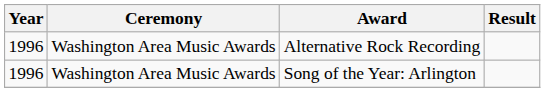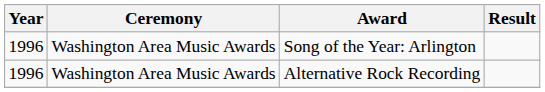rows swapped: (382, 45) <-> (380, 73)
